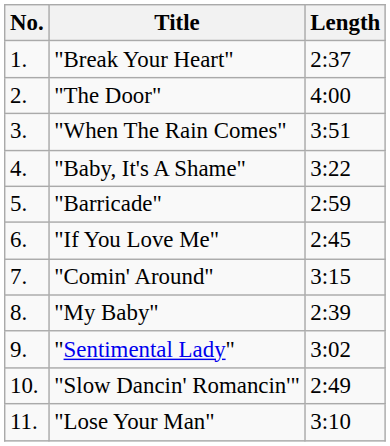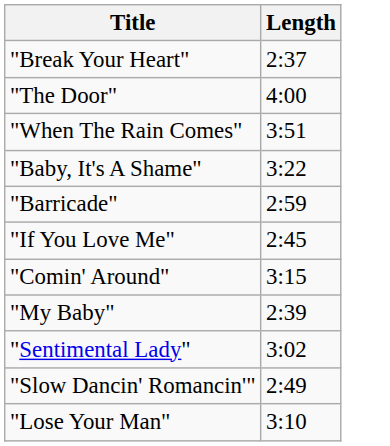- column: (27, 22)
